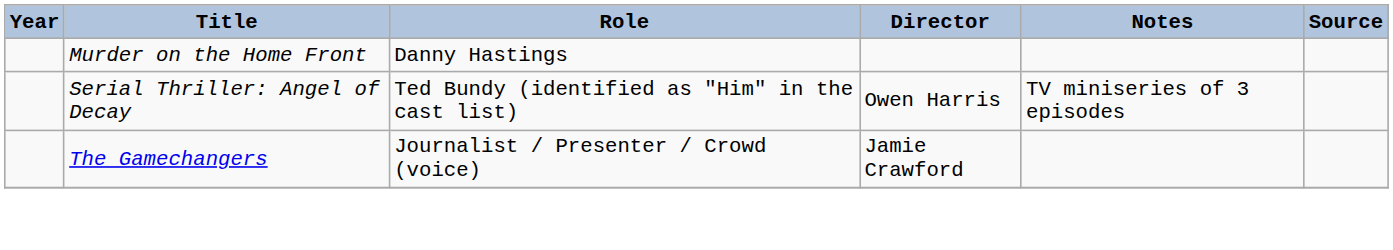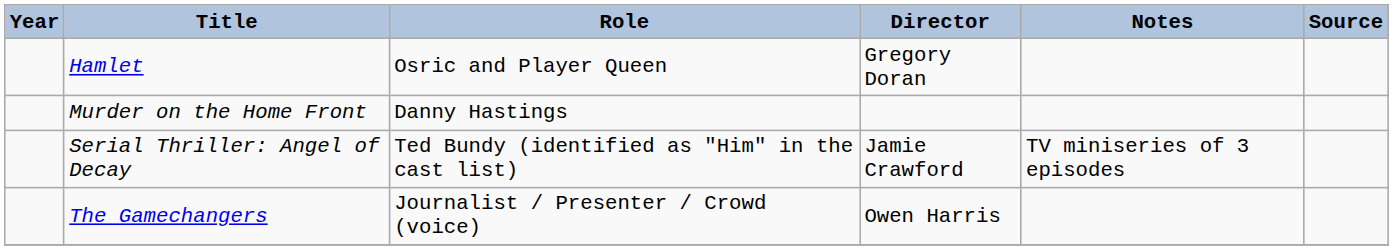+ row: (106, 67)
(933, 101) Owen Harris -> (914, 158) Jamie Crawford
(914, 158) Jamie Crawford -> (933, 216) Owen Harris
